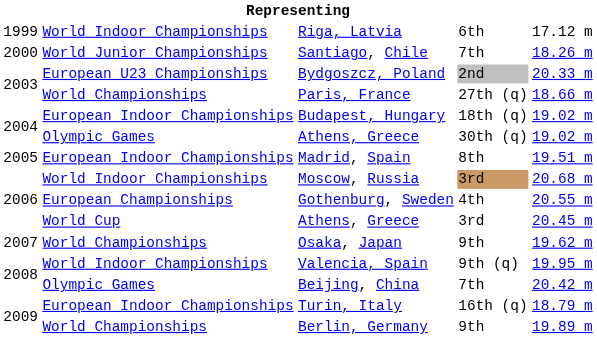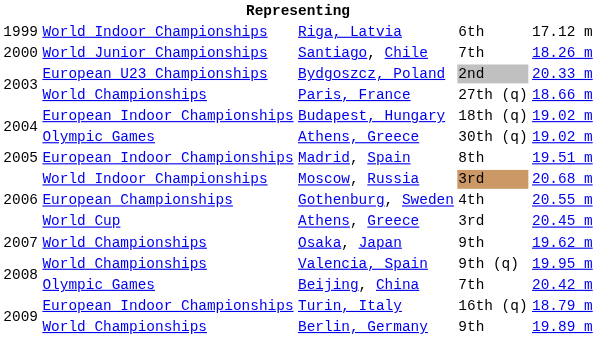(155, 264) World Indoor Championships -> (125, 264) World Championships
